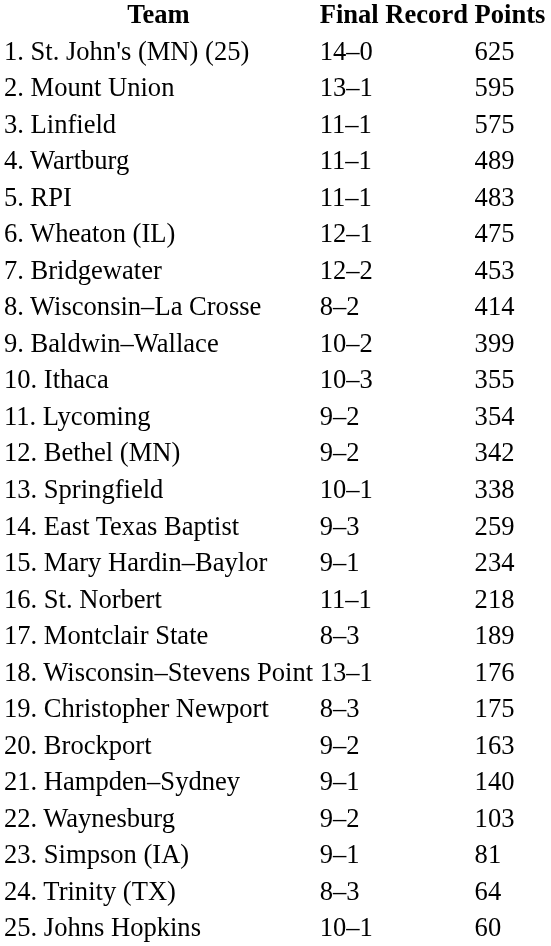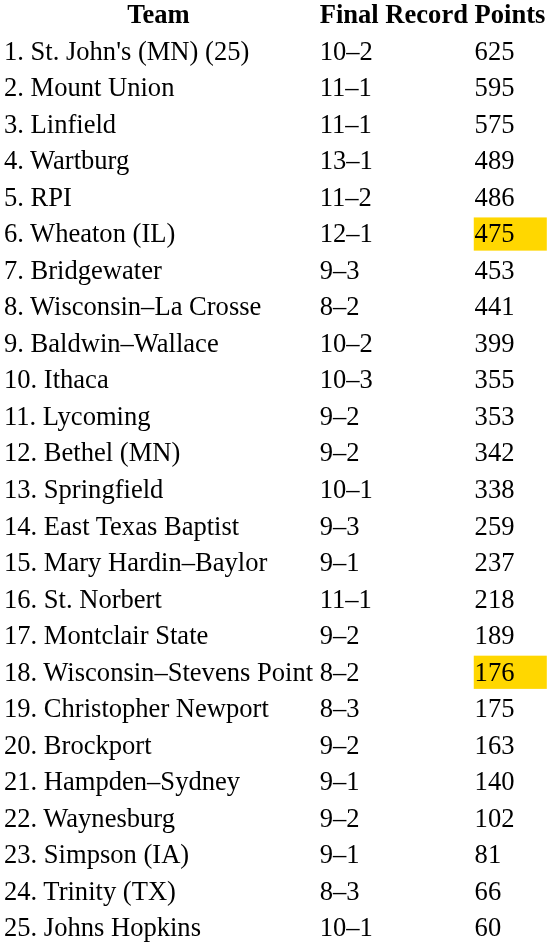(346, 51) 14–0 -> (346, 51) 10–2
(346, 87) 13–1 -> (346, 87) 11–1
(346, 160) 11–1 -> (346, 160) 13–1
(346, 197) 11–1 -> (346, 197) 11–2
(495, 197) 483 -> (495, 197) 486
(495, 233) no background -> (495, 233) gold background
(346, 270) 12–2 -> (340, 270) 9–3
(495, 306) 414 -> (495, 306) 441
(495, 416) 354 -> (495, 416) 353
(495, 562) 234 -> (495, 562) 237
(340, 635) 8–3 -> (340, 635) 9–2
(346, 671) 13–1 -> (340, 671) 8–2
(495, 671) no background -> (495, 671) gold background
(495, 818) 103 -> (495, 818) 102
(488, 891) 64 -> (488, 891) 66
